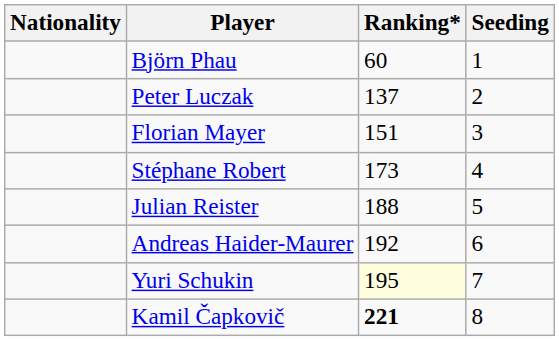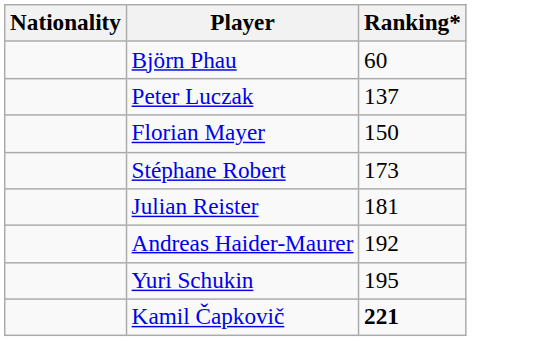- column: (510, 22)
(381, 133) 151 -> (381, 133) 150
(381, 206) 188 -> (381, 206) 181
(381, 280) lightyellow background -> (381, 280) no background
